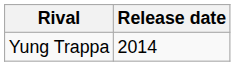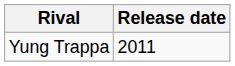(137, 46) 2014 -> (137, 46) 2011
